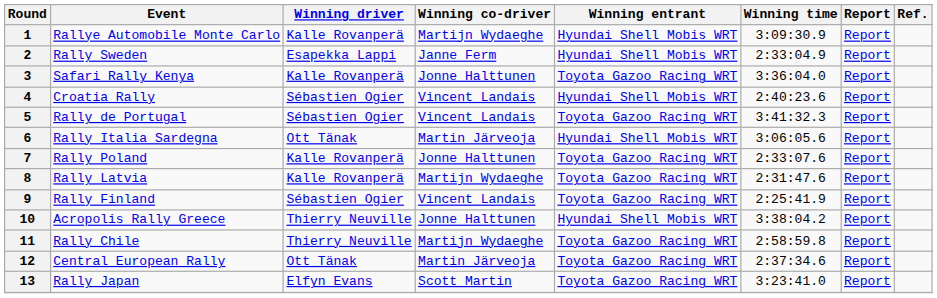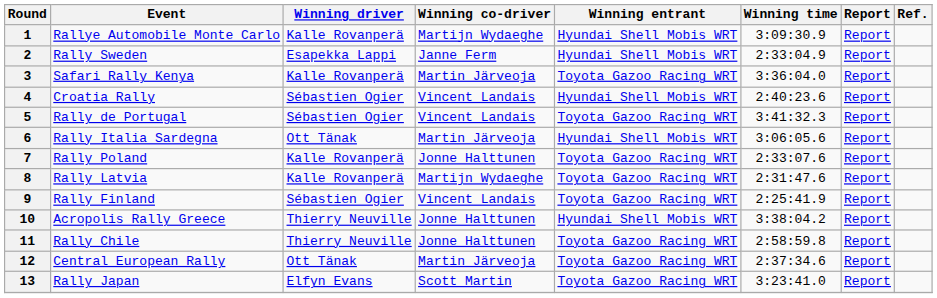(477, 77) Jonne Halttunen -> (477, 77) Martin Järveoja
(481, 241) Martijn Wydaeghe -> (477, 241) Jonne Halttunen
